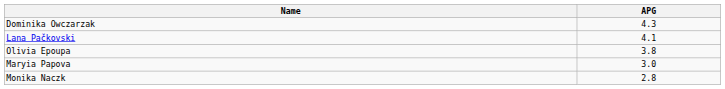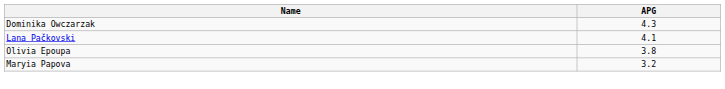(649, 64) 3.0 -> (649, 64) 3.2
- row: (36, 78)
